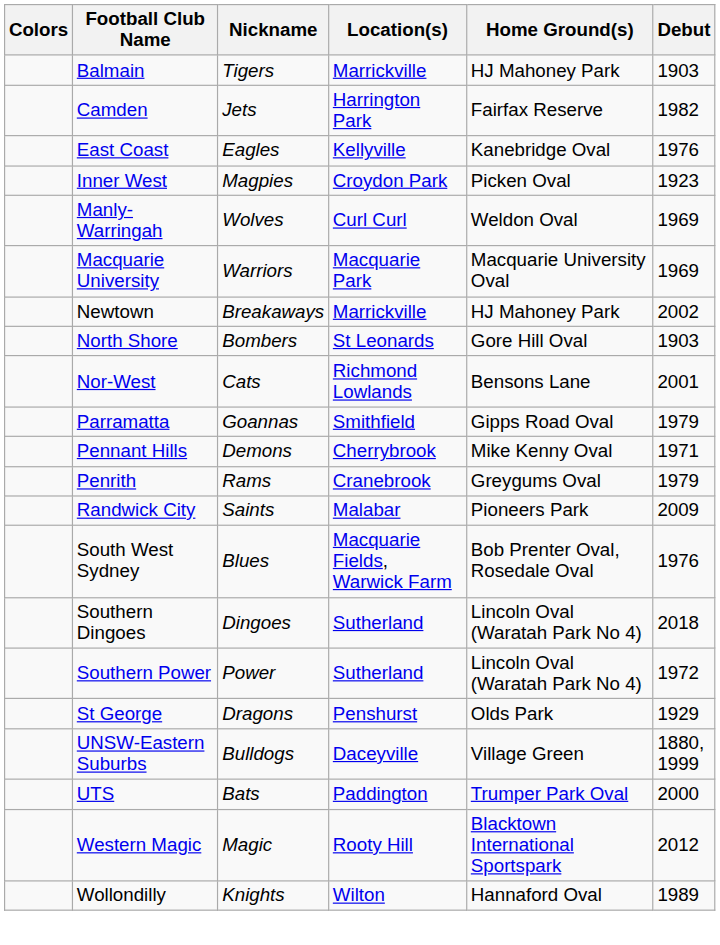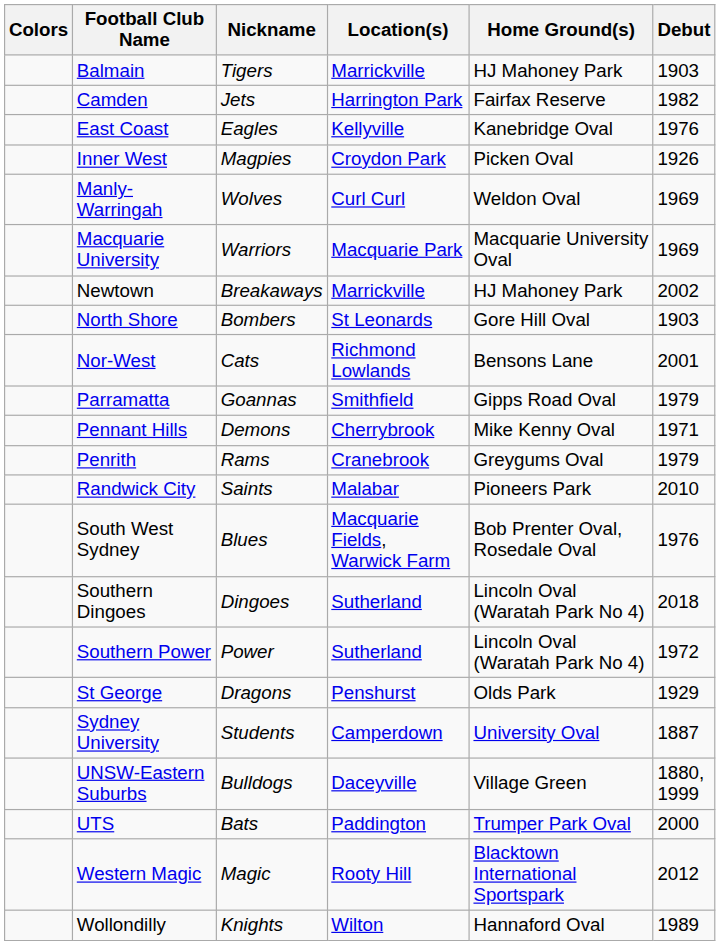(678, 180) 1923 -> (678, 159) 1926
(678, 510) 2009 -> (678, 489) 2010
+ row: (118, 732)
